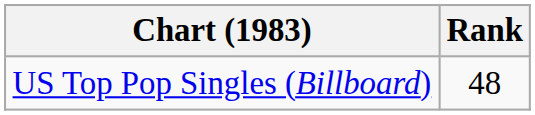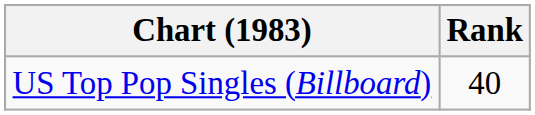(485, 82) 48 -> (485, 82) 40
